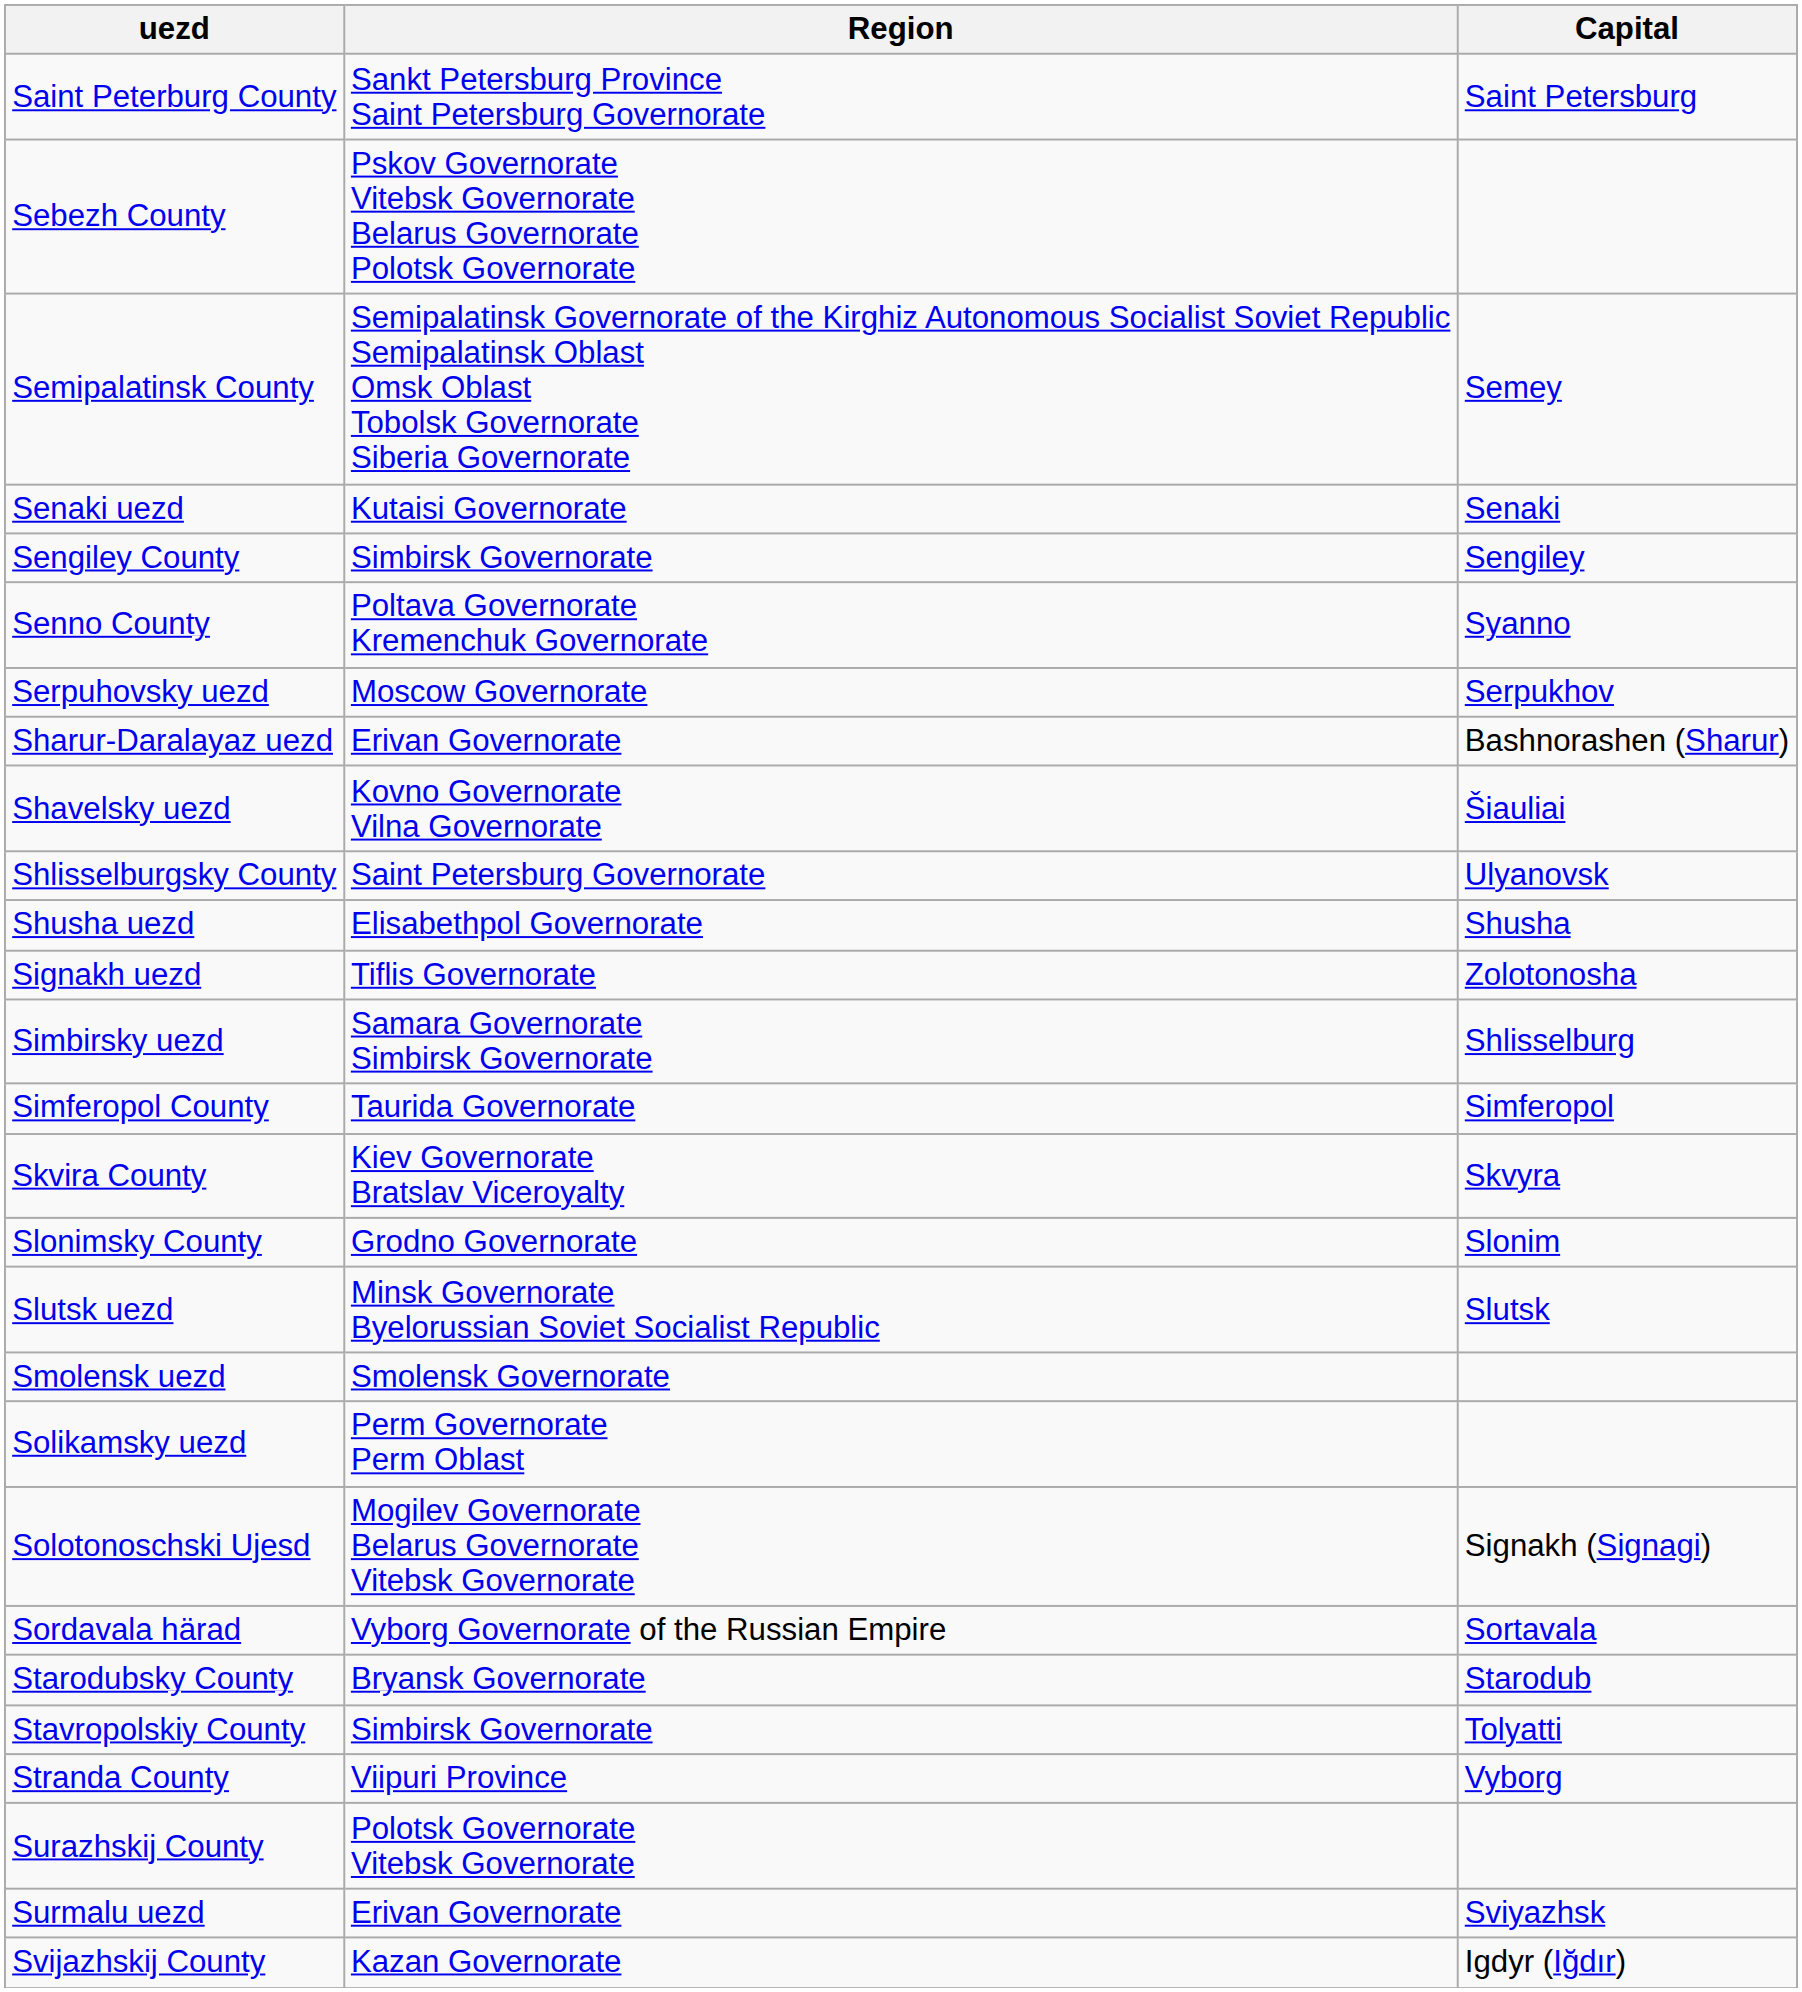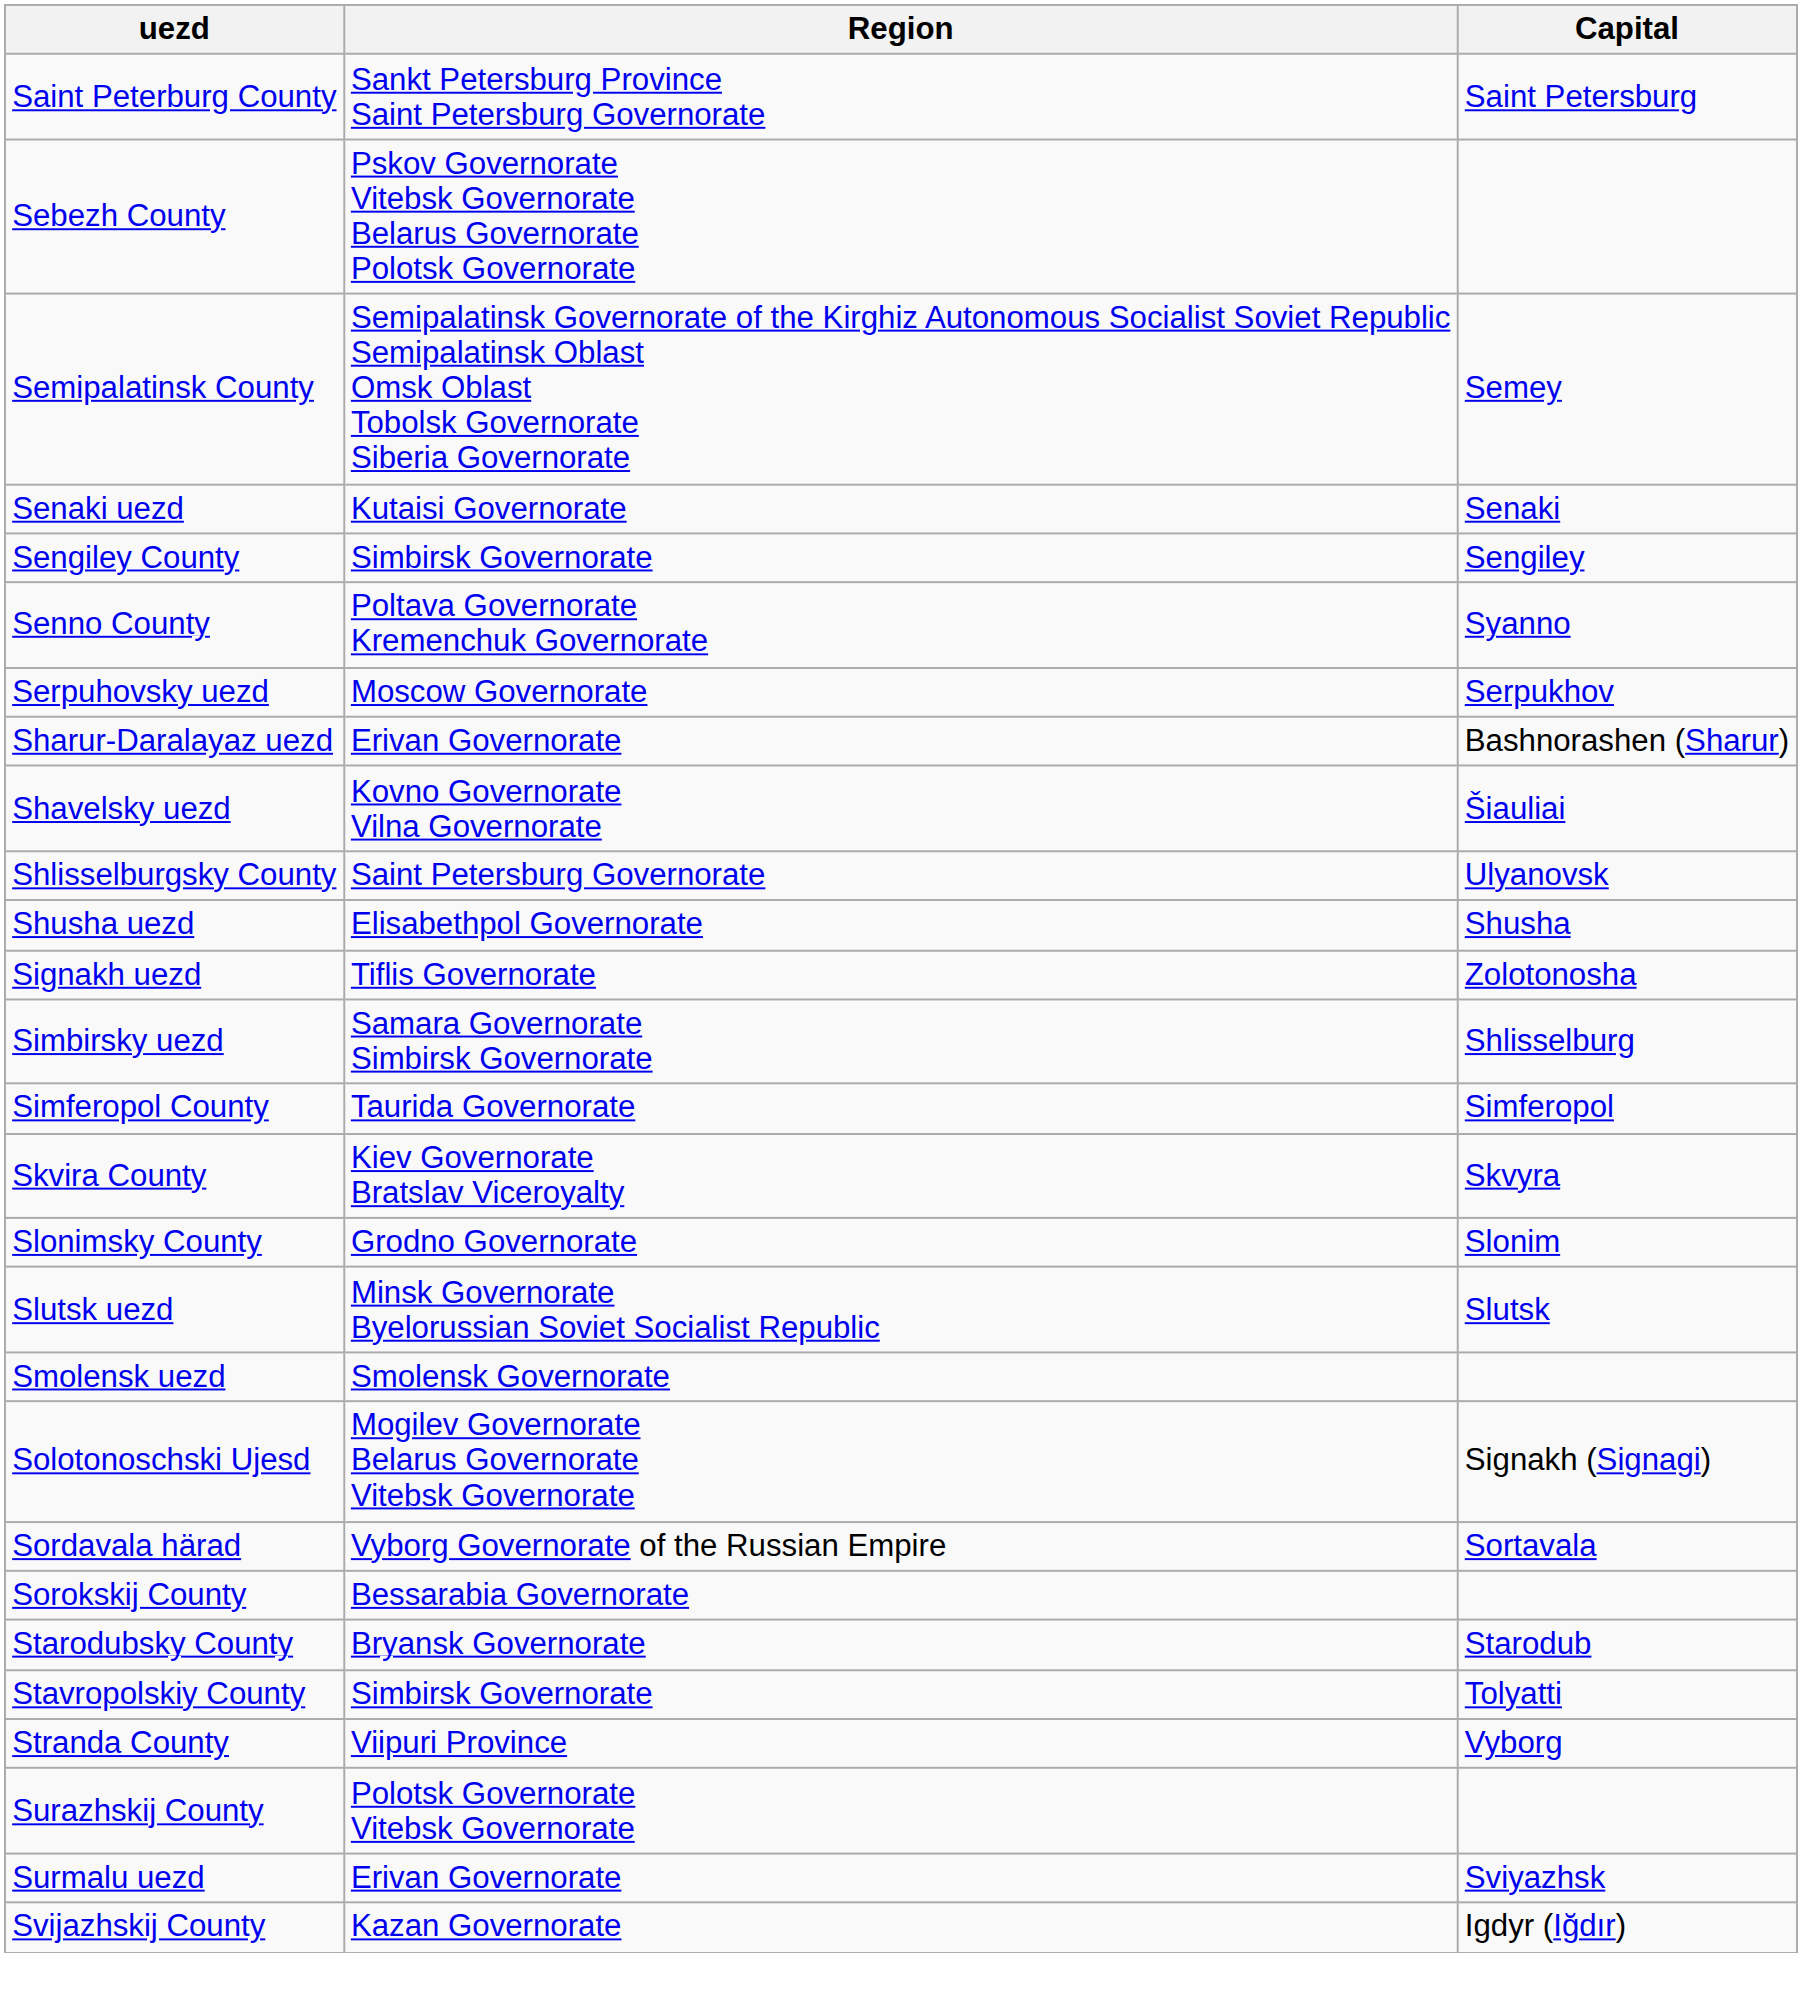- row: (129, 1443)
+ row: (129, 1594)
